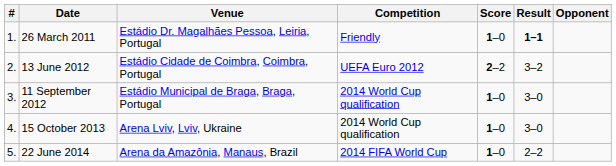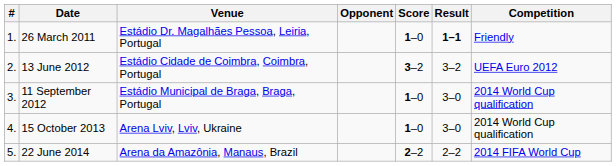columns swapped: (582, 13) <-> (408, 13)
(496, 67) 2–2 -> (414, 67) 3–2
(496, 152) 1–0 -> (414, 152) 2–2
